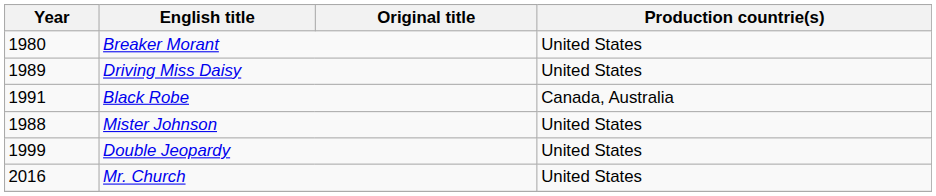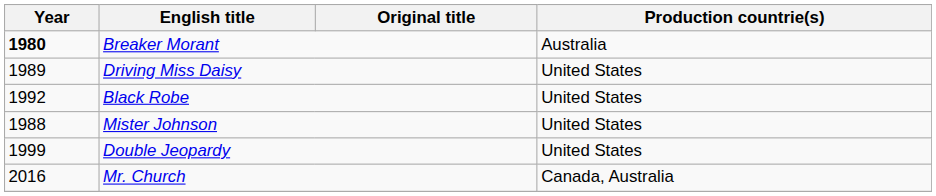(27, 44) normal -> (27, 44) bold
(592, 44) United States -> (574, 44) Australia
(27, 97) 1991 -> (27, 97) 1992
(607, 97) Canada, Australia -> (592, 97) United States
(592, 177) United States -> (607, 177) Canada, Australia
